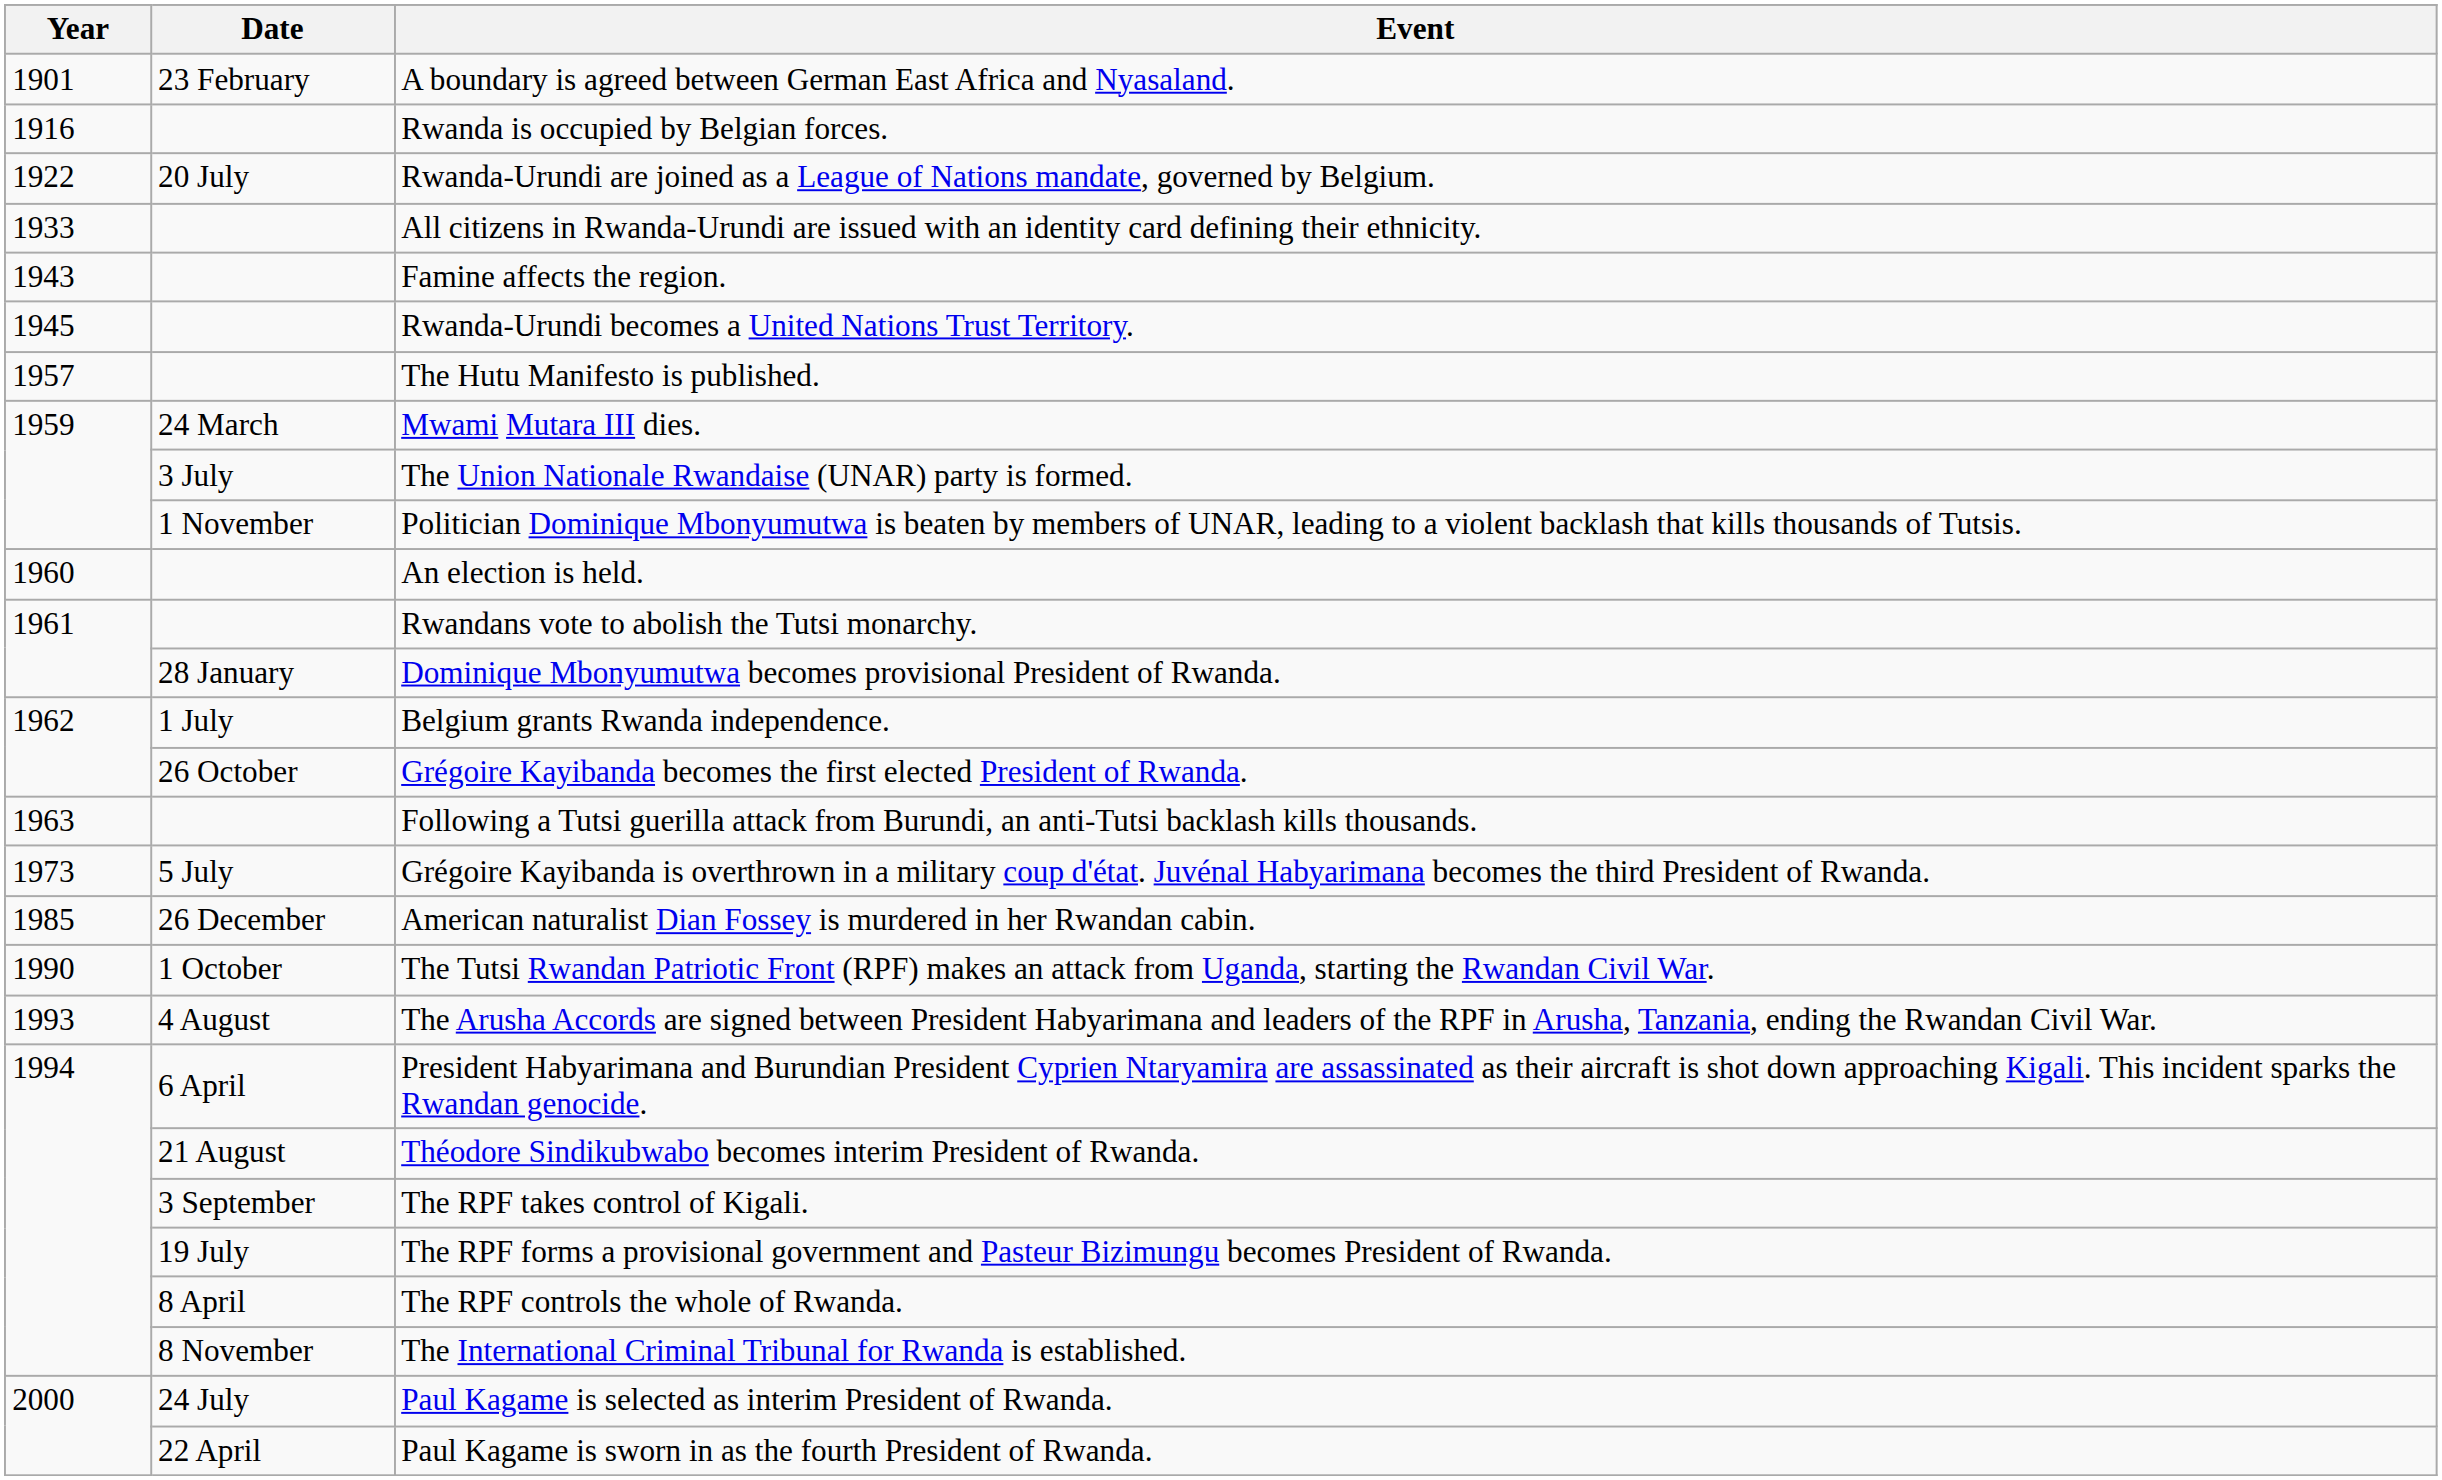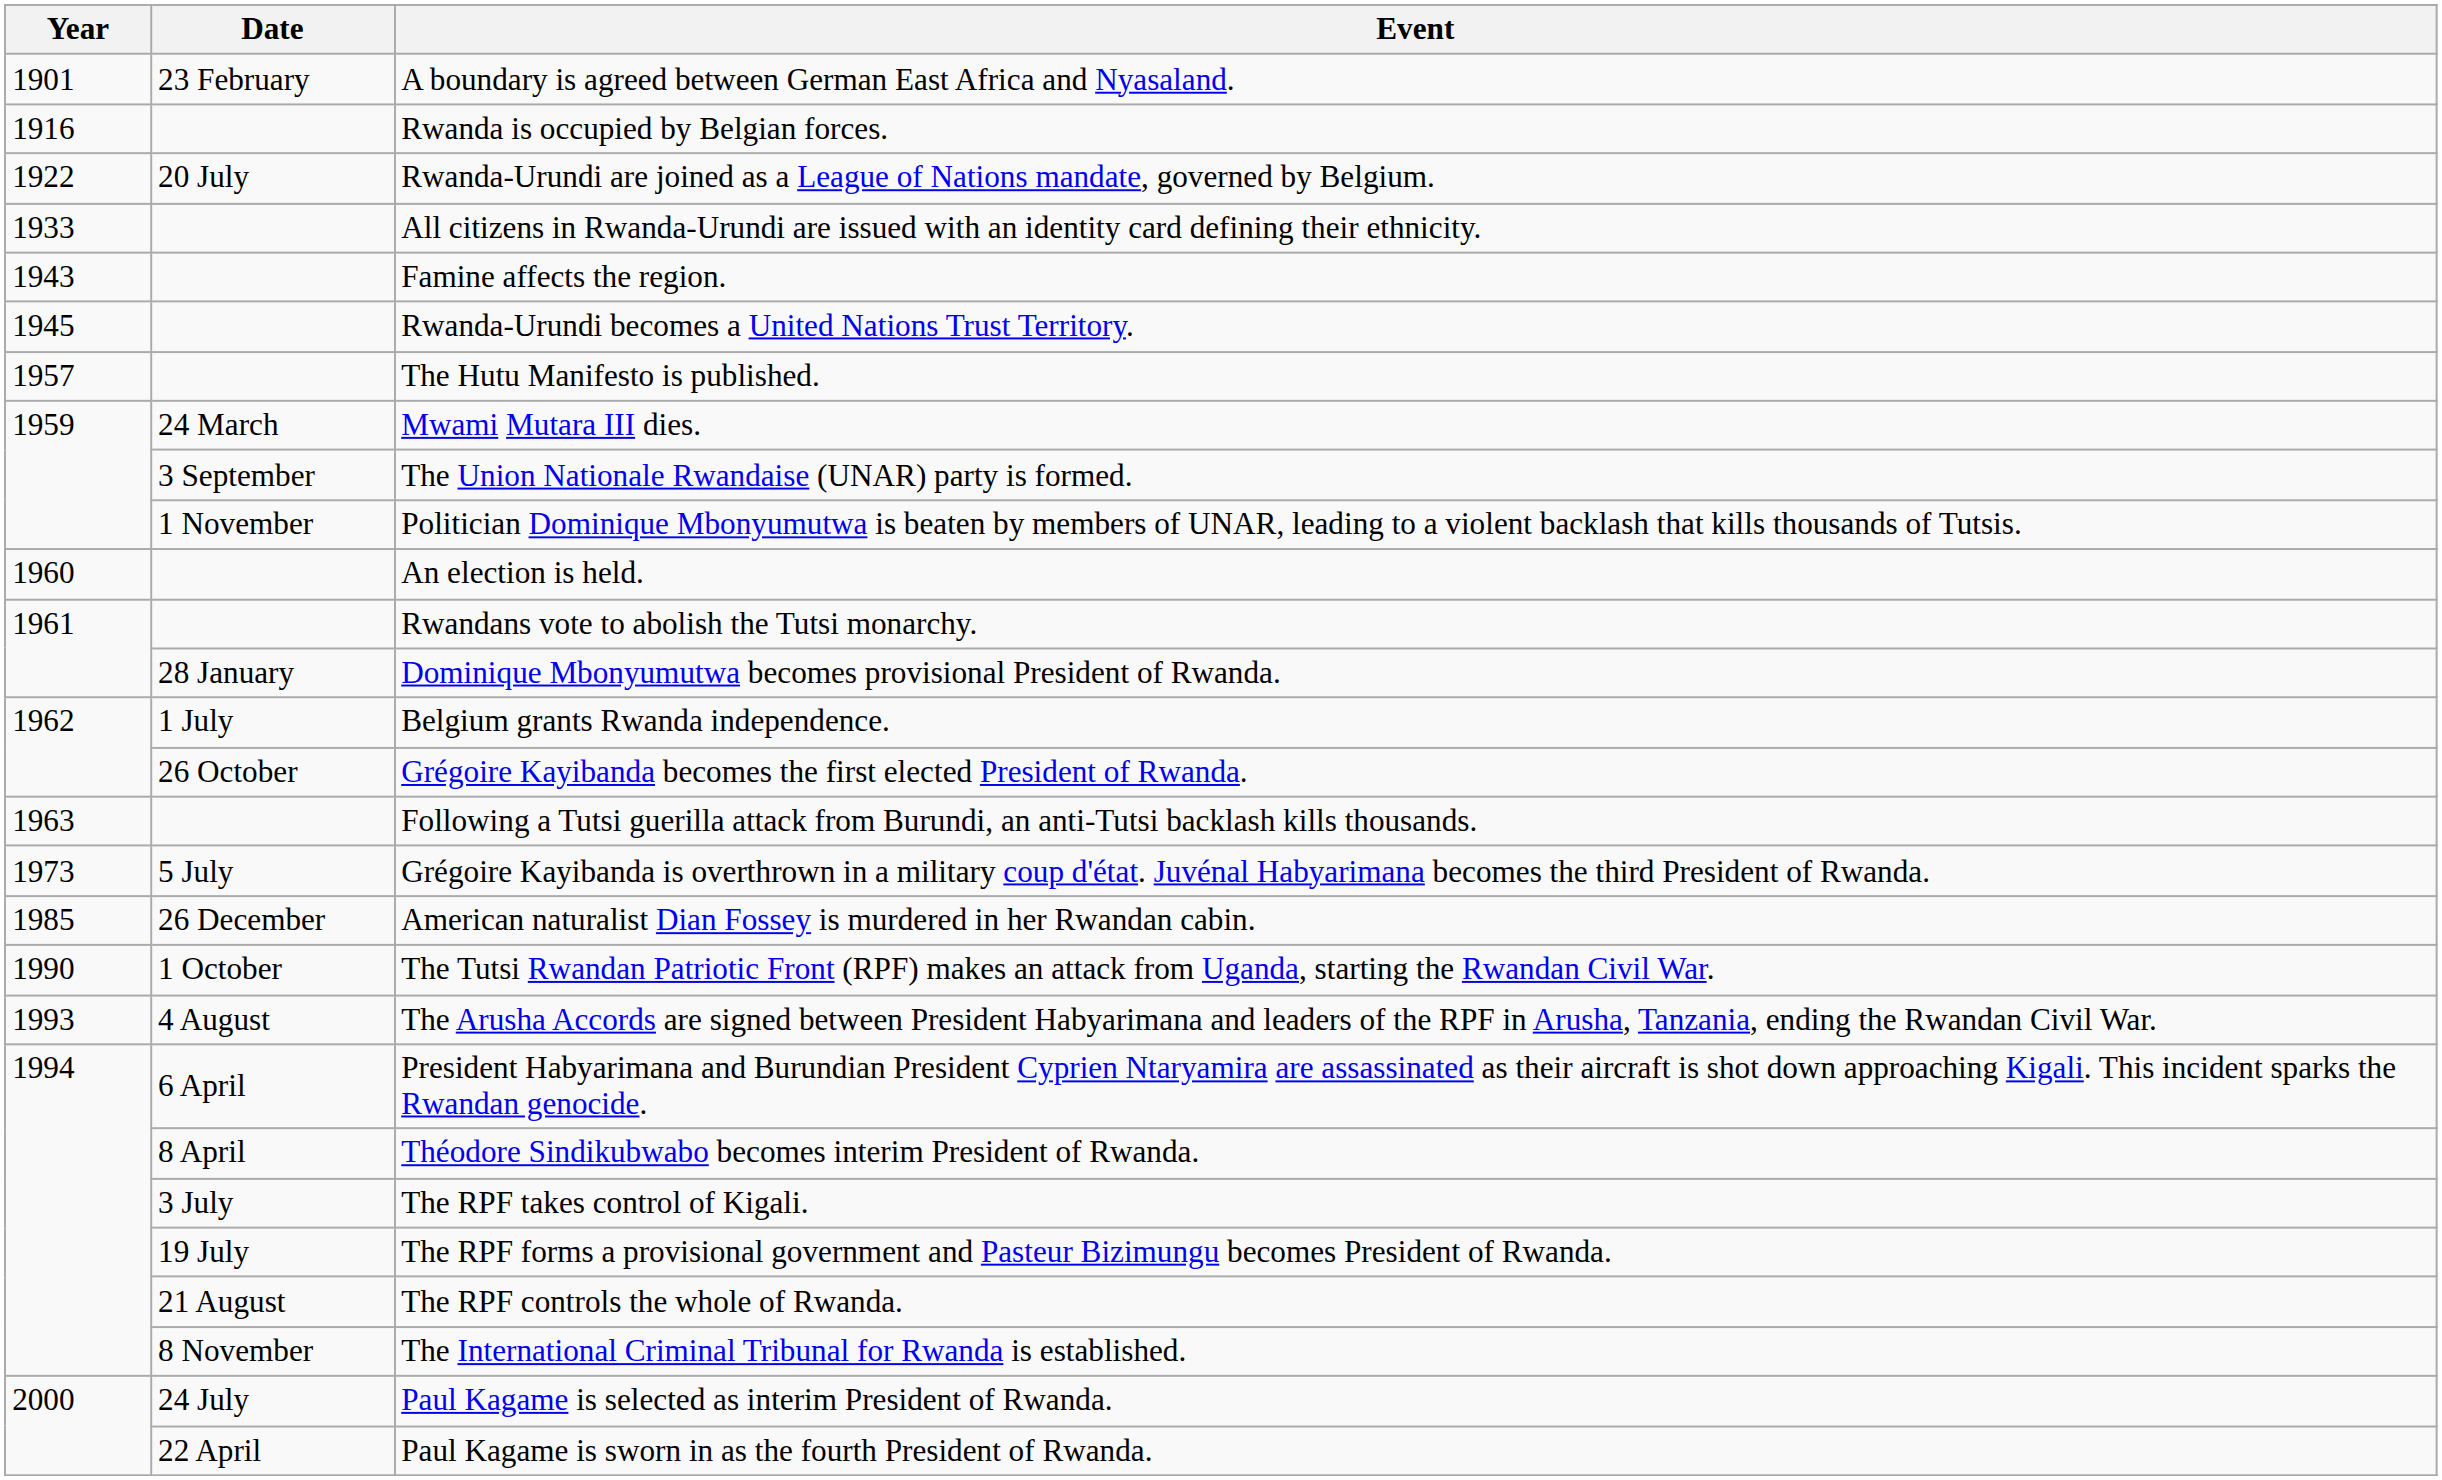(196, 474) 3 July -> (236, 474) 3 September
(222, 1152) 21 August -> (202, 1152) 8 April
(236, 1202) 3 September -> (196, 1202) 3 July
(202, 1301) 8 April -> (222, 1301) 21 August
